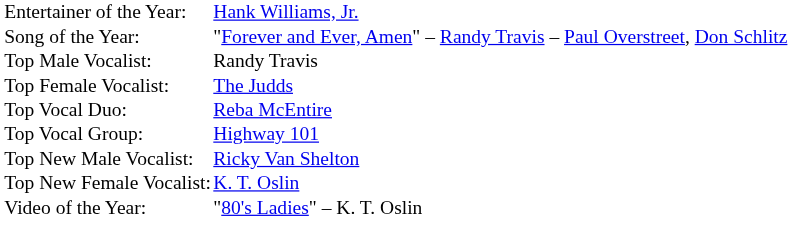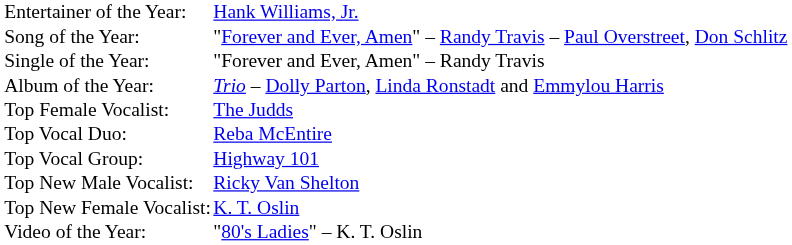+ row: (77, 60)
+ row: (79, 85)
- row: (78, 60)
